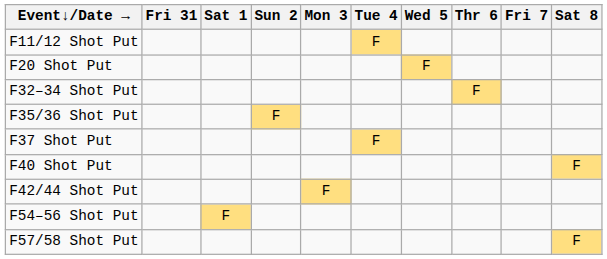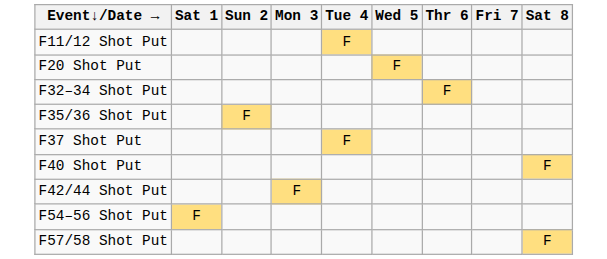- column: (171, 17)
